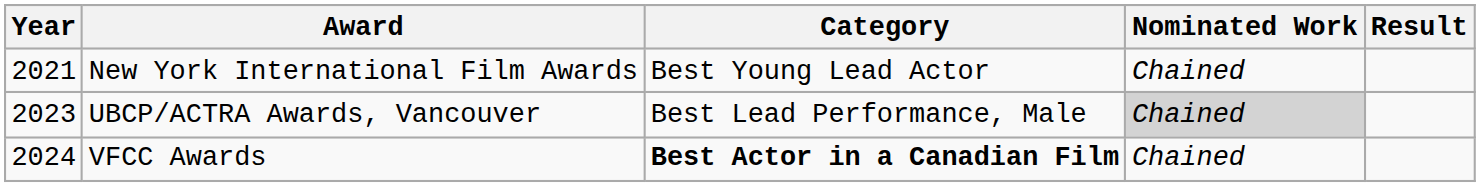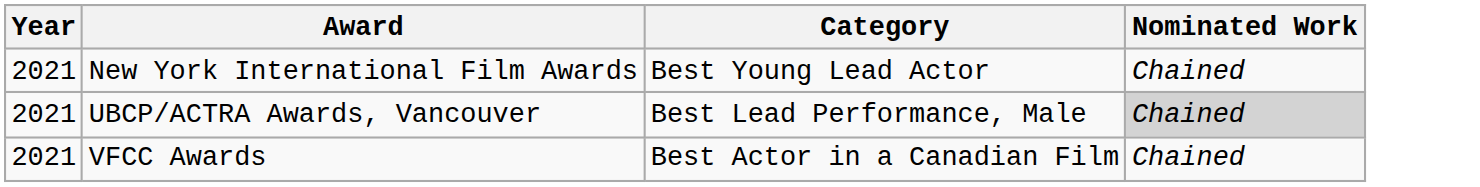- column: (1419, 27)
(44, 115) 2023 -> (44, 115) 2021
(44, 159) 2024 -> (44, 159) 2021
(885, 159) bold -> (885, 159) normal
